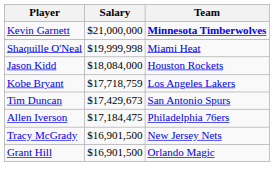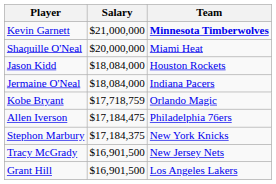(115, 48) $19,999,998 -> (117, 48) $20,000,000
+ row: (44, 83)
(191, 83) Los Angeles Lakers -> (183, 100) Orlando Magic
- row: (34, 100)
+ row: (46, 135)
(181, 153) Orlando Magic -> (194, 170) Los Angeles Lakers
